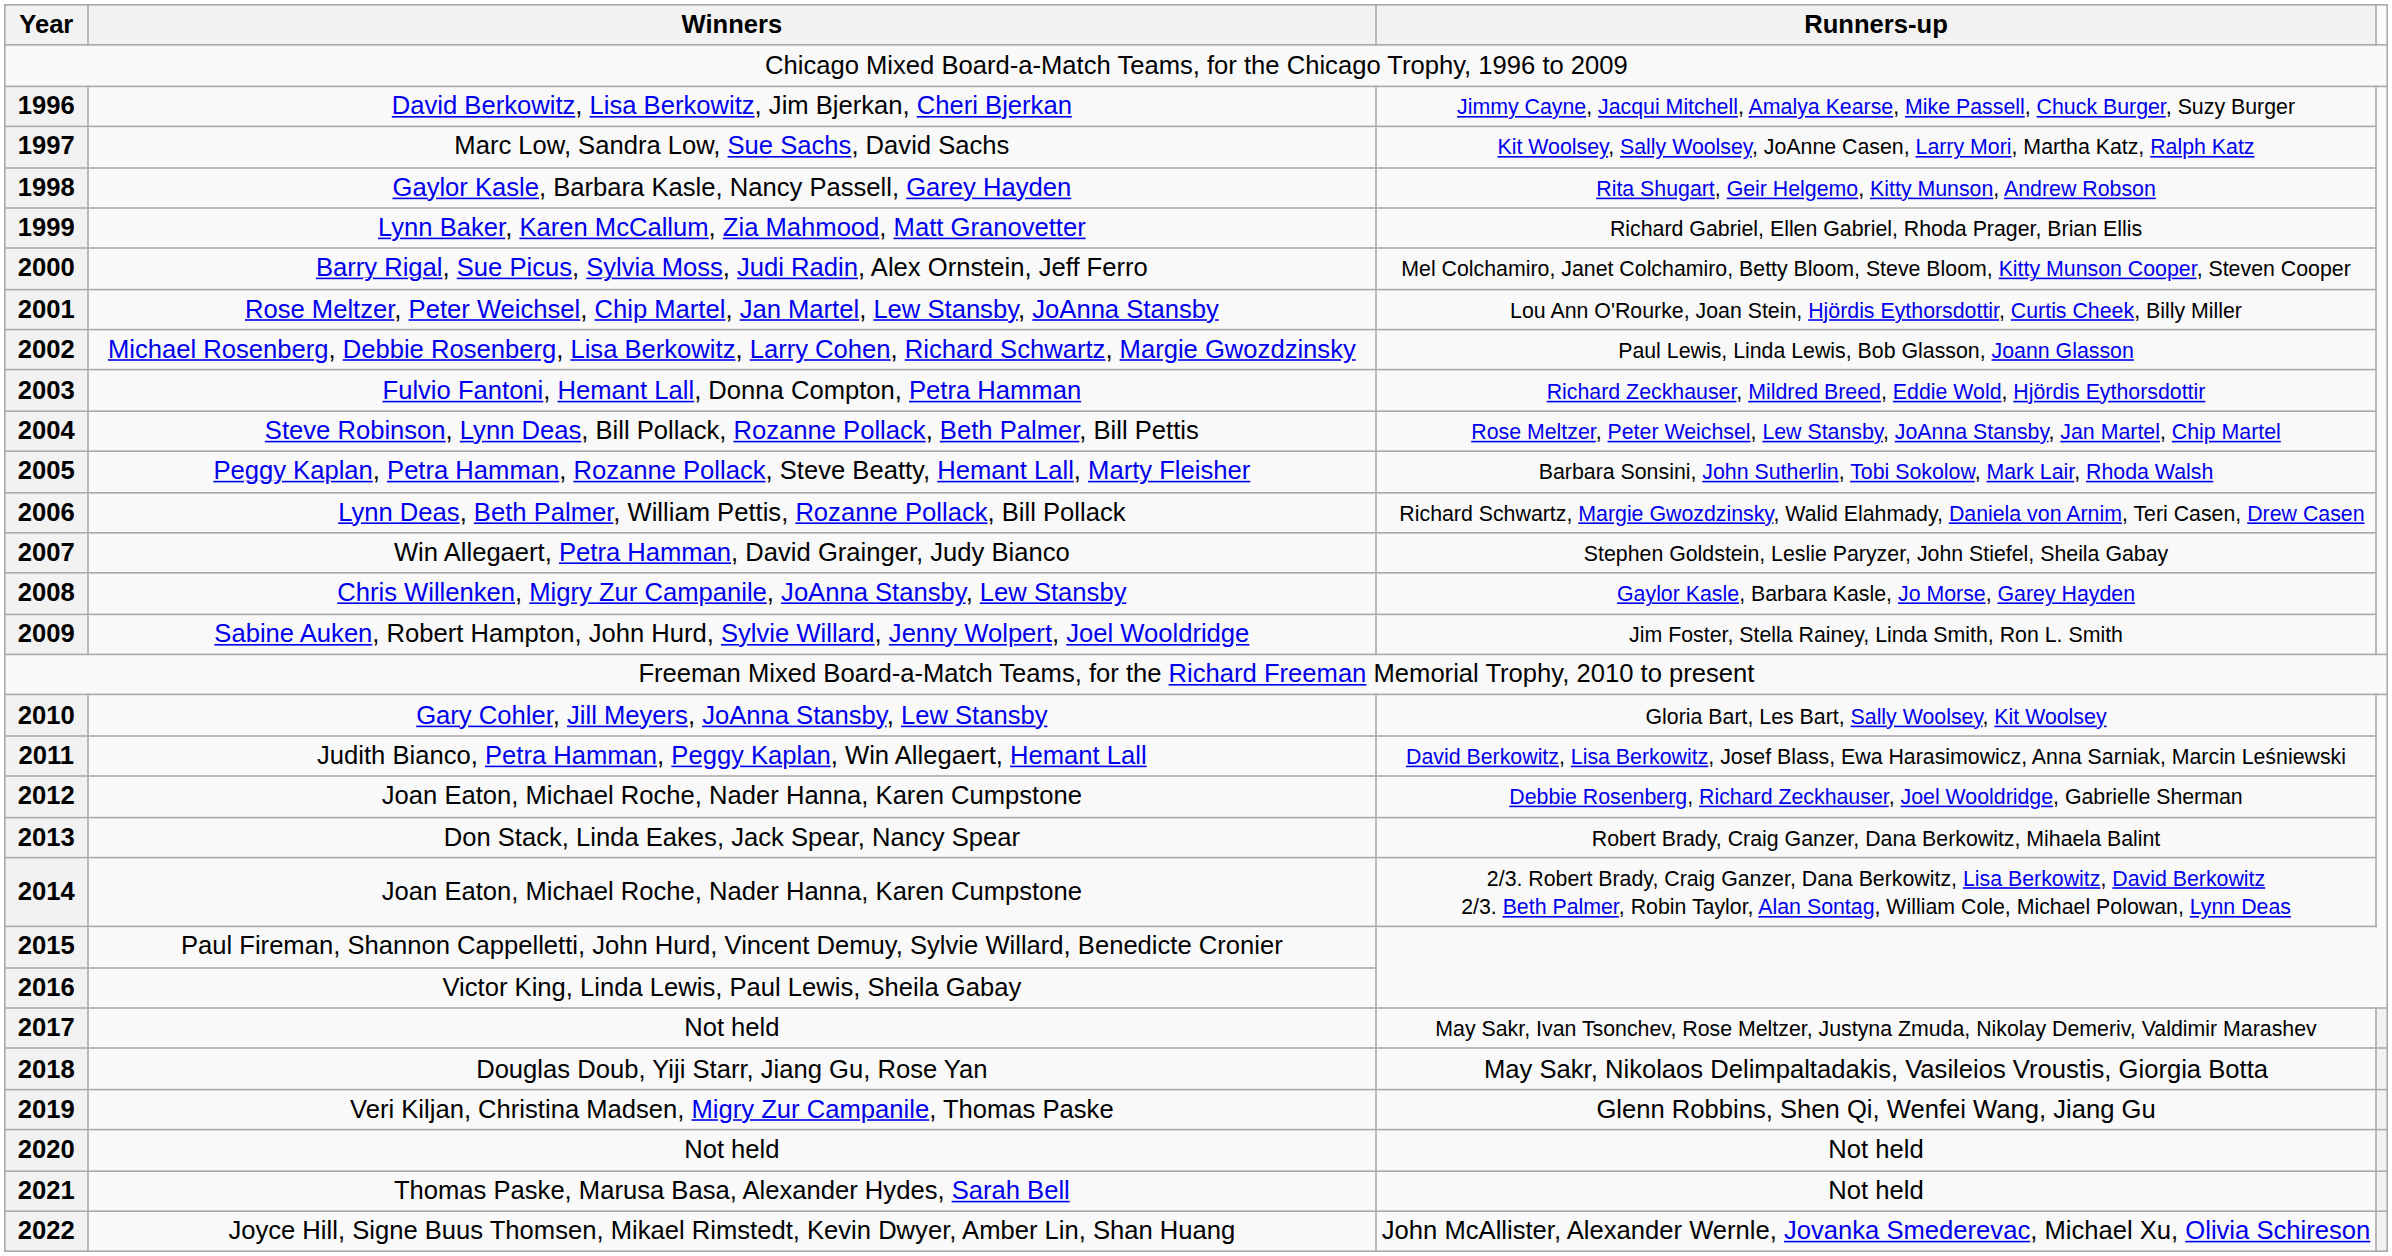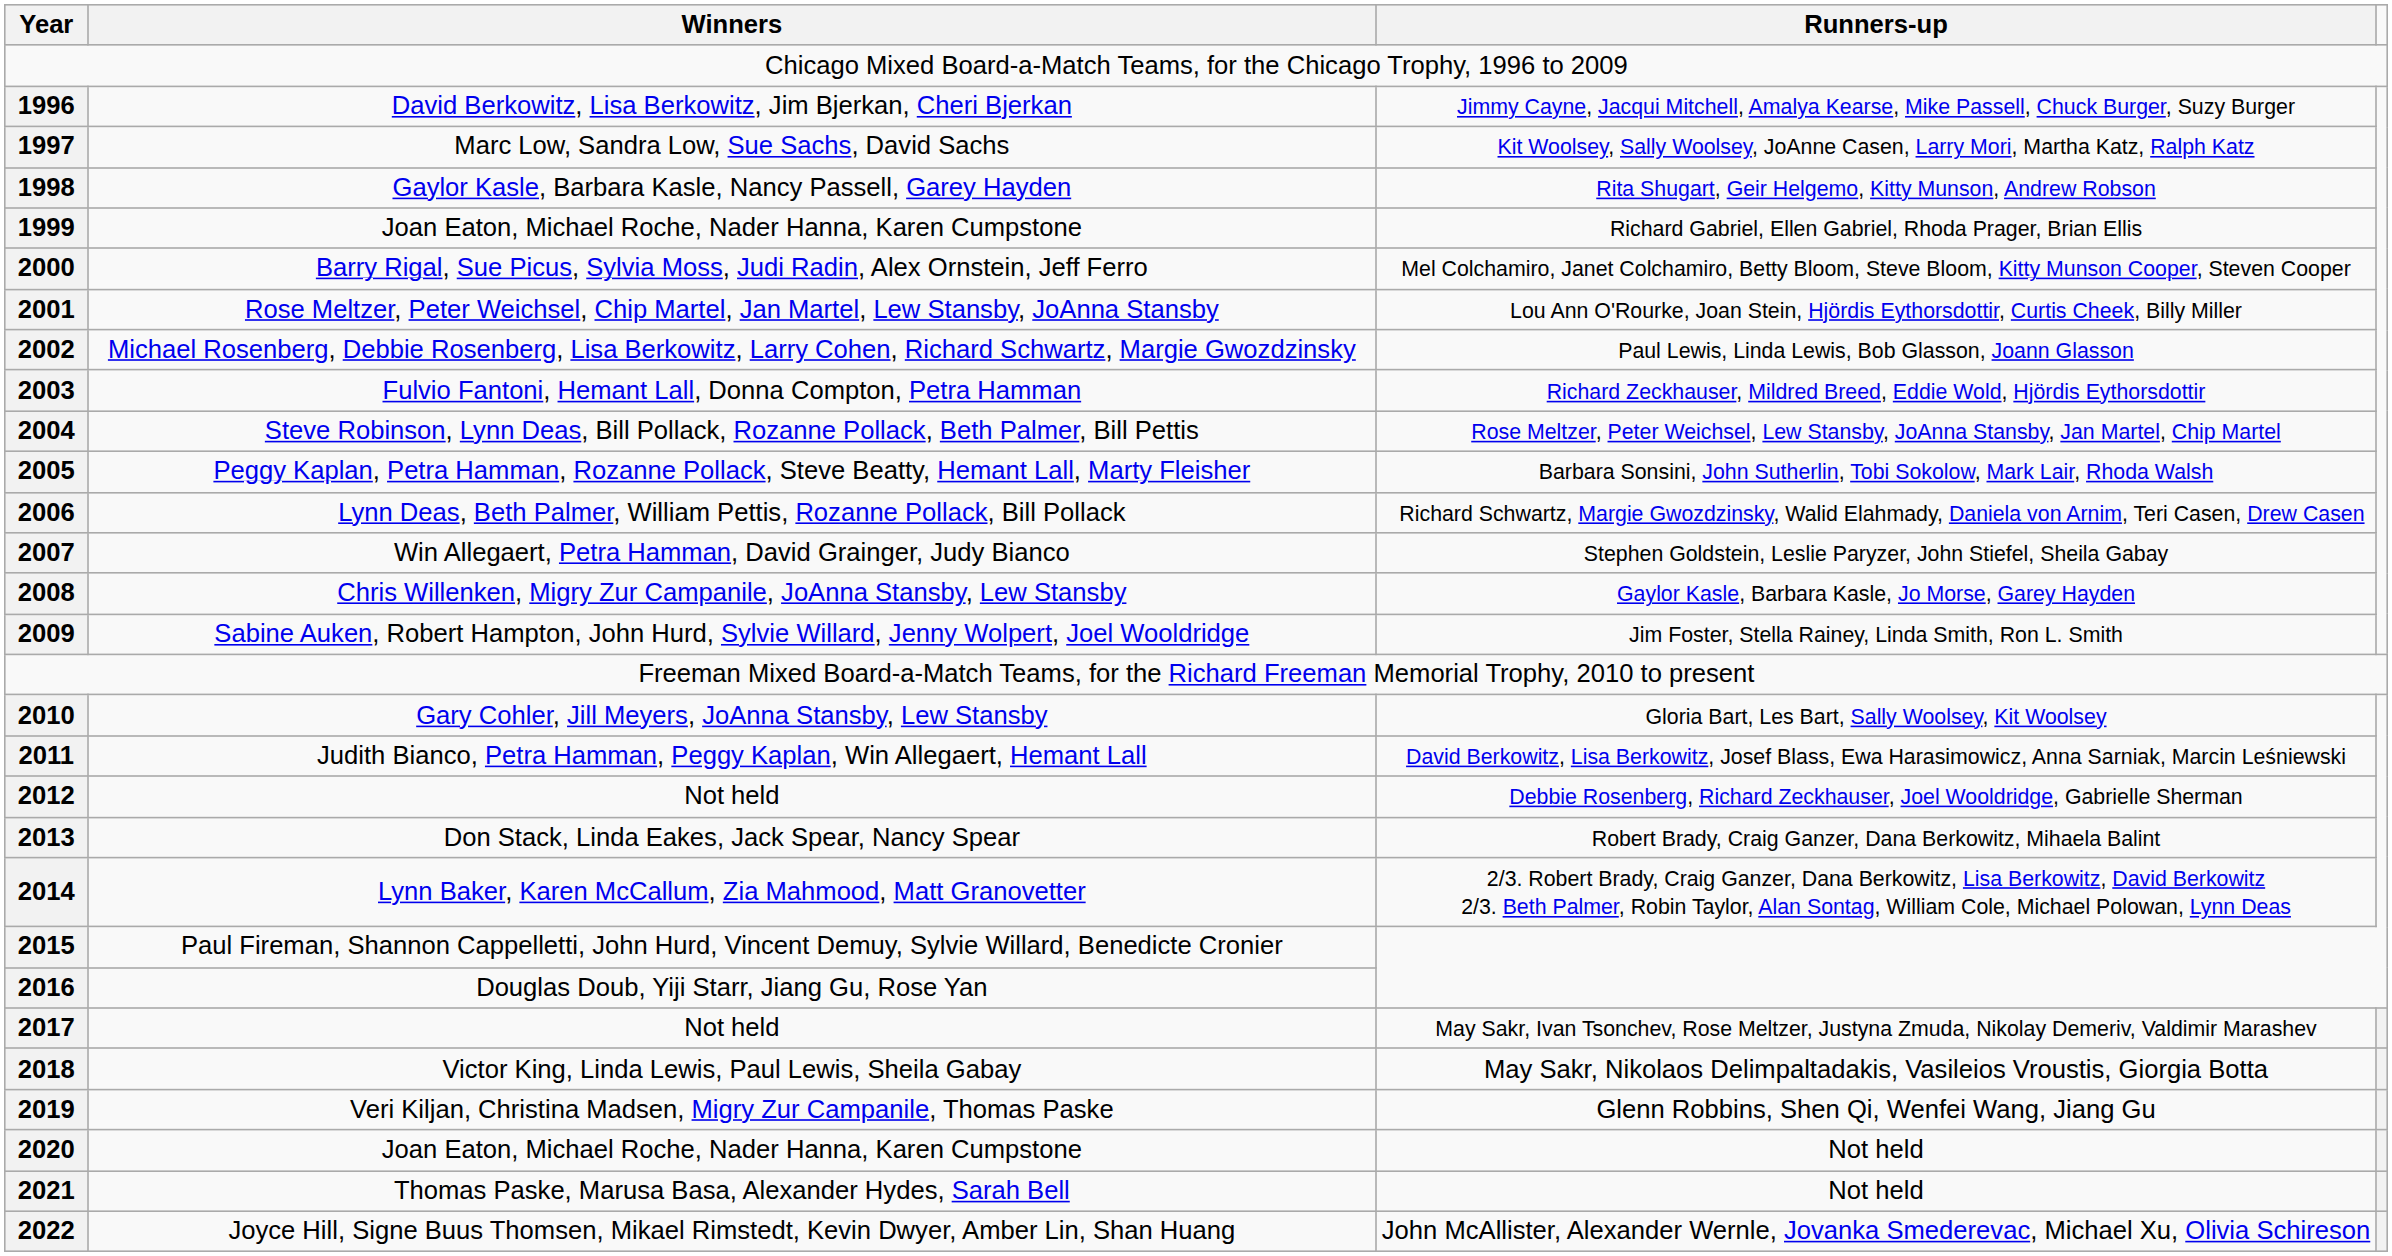(732, 227) Lynn Baker, Karen McCallum, Zia Mahmood, Matt Granovetter -> (732, 227) Joan Eaton, Michael Roche, Nader Hanna, Karen Cumpstone
(732, 796) Joan Eaton, Michael Roche, Nader Hanna, Karen Cumpstone -> (732, 796) Not held
(732, 891) Joan Eaton, Michael Roche, Nader Hanna, Karen Cumpstone -> (732, 891) Lynn Baker, Karen McCallum, Zia Mahmood, Matt Granovetter
(732, 987) Victor King, Linda Lewis, Paul Lewis, Sheila Gabay -> (732, 987) Douglas Doub, Yiji Starr, Jiang Gu, Rose Yan
(732, 1068) Douglas Doub, Yiji Starr, Jiang Gu, Rose Yan -> (732, 1068) Victor King, Linda Lewis, Paul Lewis, Sheila Gabay
(732, 1149) Not held -> (732, 1149) Joan Eaton, Michael Roche, Nader Hanna, Karen Cumpstone
